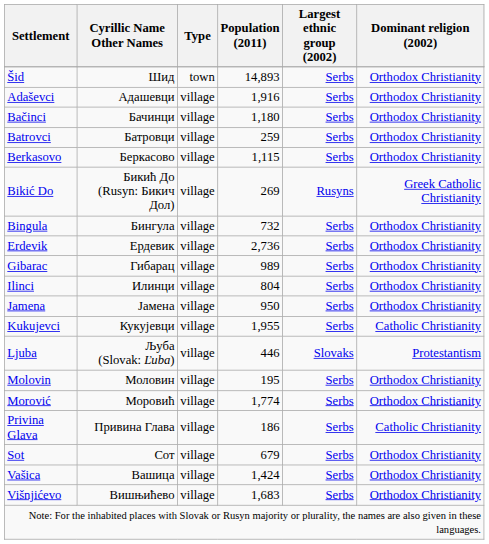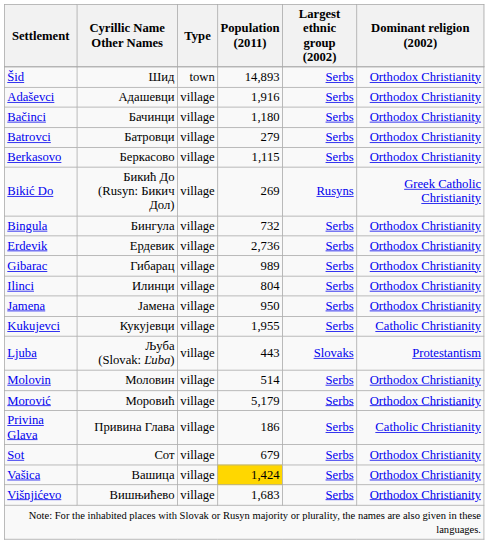(270, 137) 259 -> (270, 137) 279
(270, 353) 446 -> (270, 353) 443
(270, 380) 195 -> (270, 380) 514
(265, 400) 1,774 -> (265, 400) 5,179
(265, 474) no background -> (265, 474) gold background
